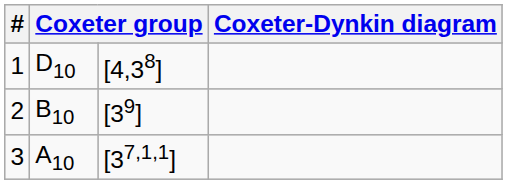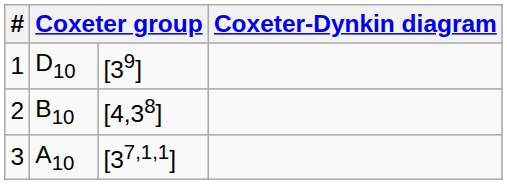(133, 66) [4,38] -> (123, 66) [39]
(123, 111) [39] -> (133, 111) [4,38]
